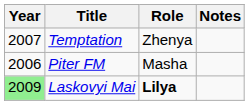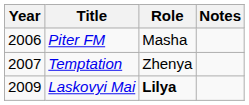rows swapped: (77, 64) <-> (85, 40)
(25, 87) lightgreen background -> (25, 87) no background
